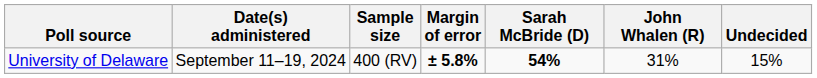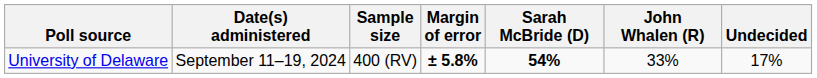(663, 61) 31% -> (663, 61) 33%
(767, 61) 15% -> (767, 61) 17%
